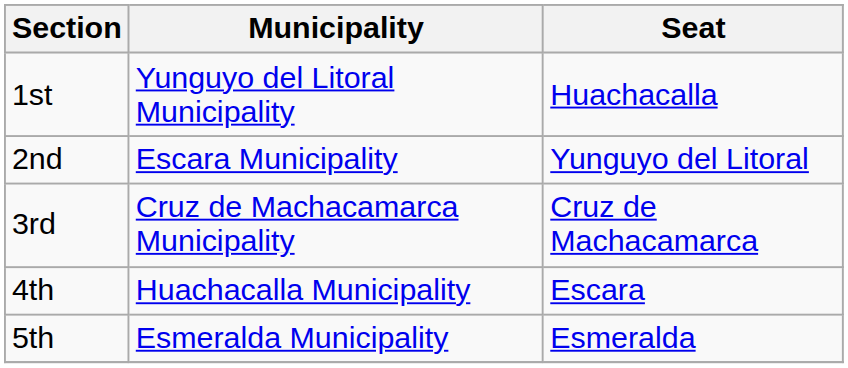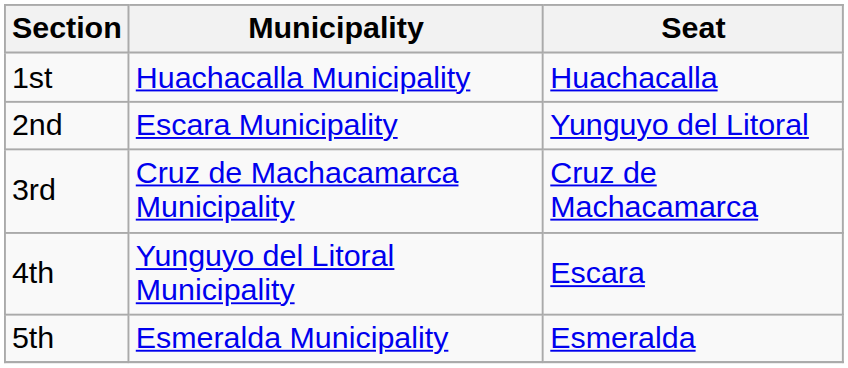(265, 93) Yunguyo del Litoral Municipality -> (303, 76) Huachacalla Municipality
(303, 289) Huachacalla Municipality -> (265, 272) Yunguyo del Litoral Municipality
